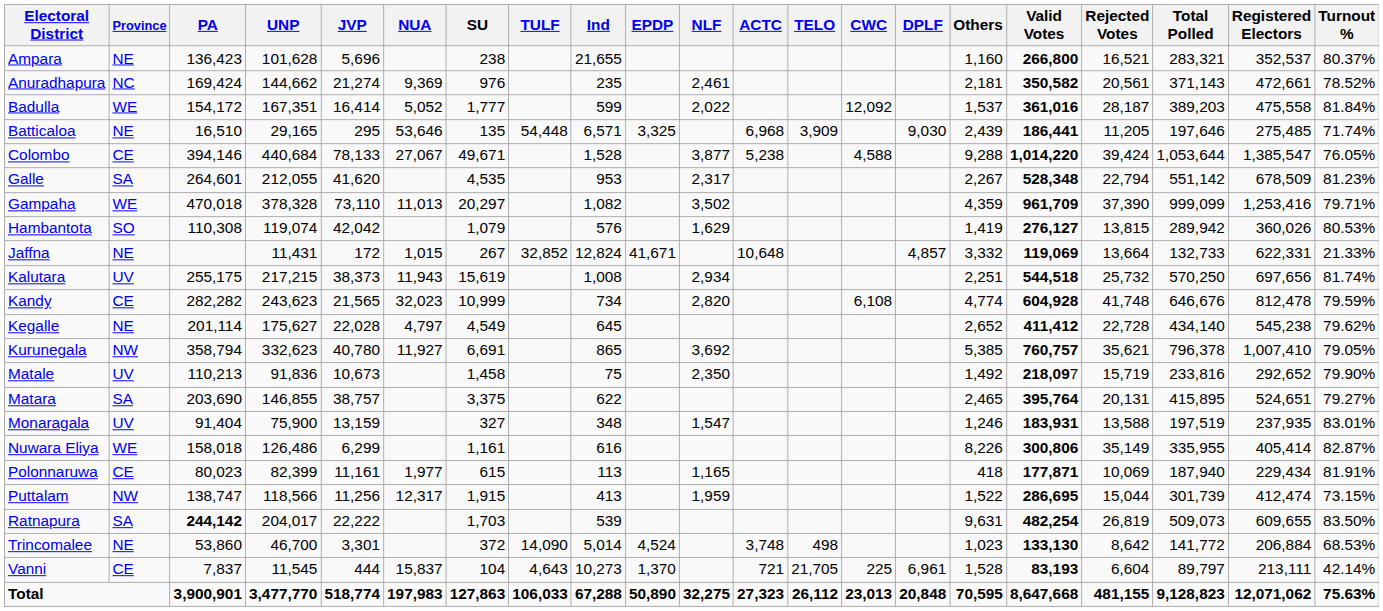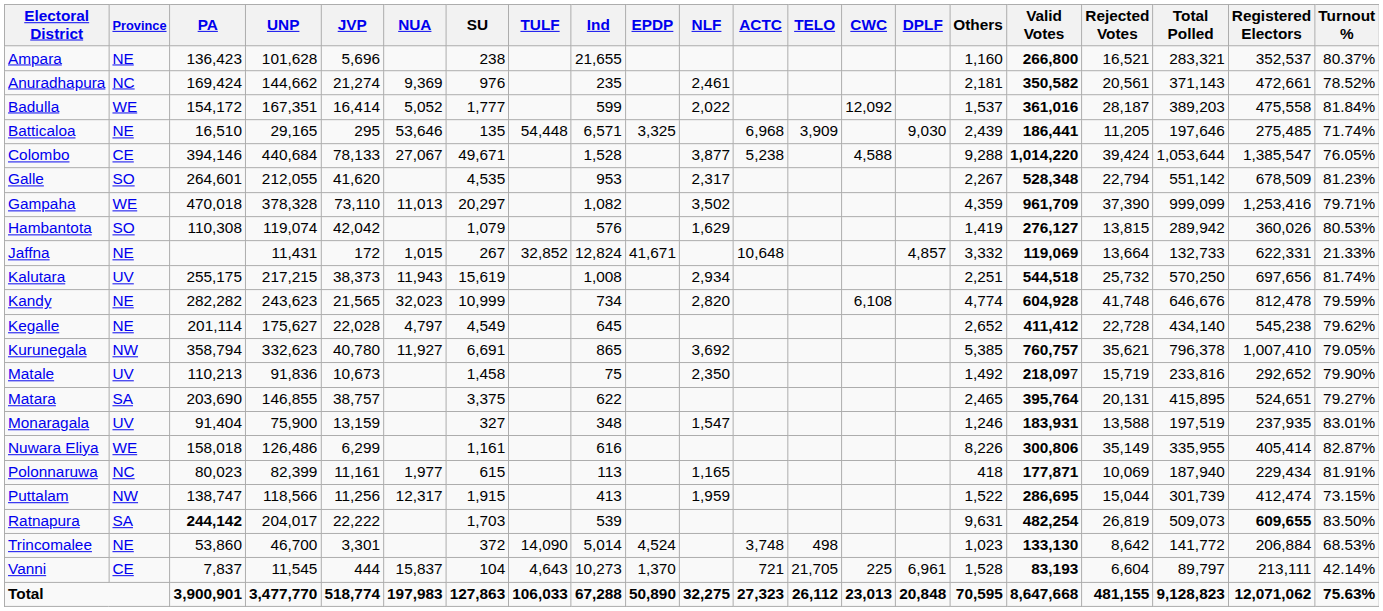(123, 180) SA -> (124, 180) SO
(123, 301) CE -> (123, 301) NE
(123, 472) CE -> (124, 472) NC
(1283, 521) normal -> (1283, 521) bold
